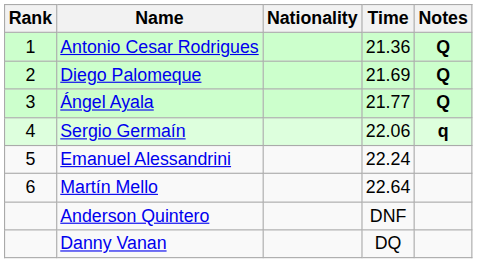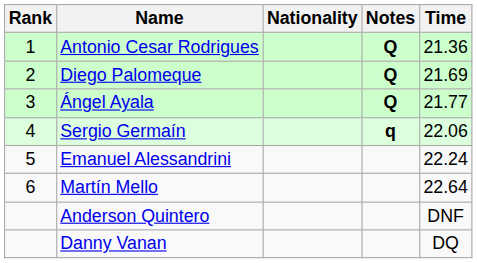columns swapped: (388, 18) <-> (443, 18)
